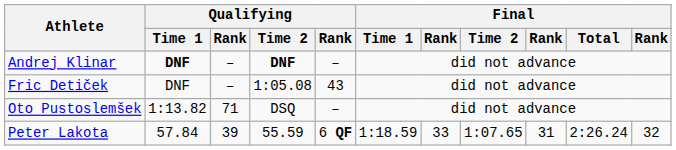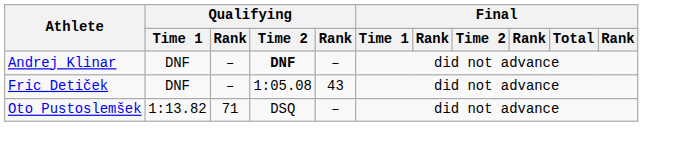(177, 63) bold -> (177, 63) normal
- row: (58, 133)
